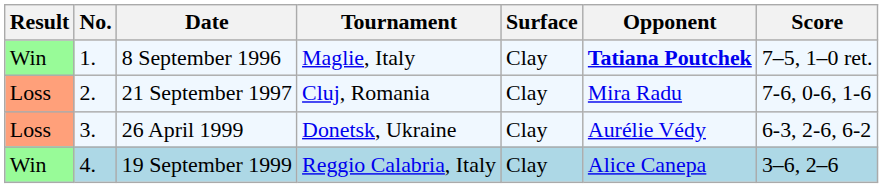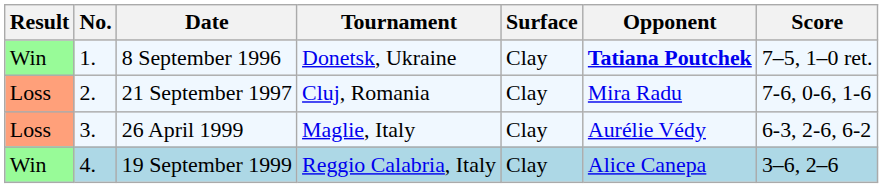(359, 57) Maglie, Italy -> (379, 57) Donetsk, Ukraine
(379, 128) Donetsk, Ukraine -> (359, 128) Maglie, Italy
